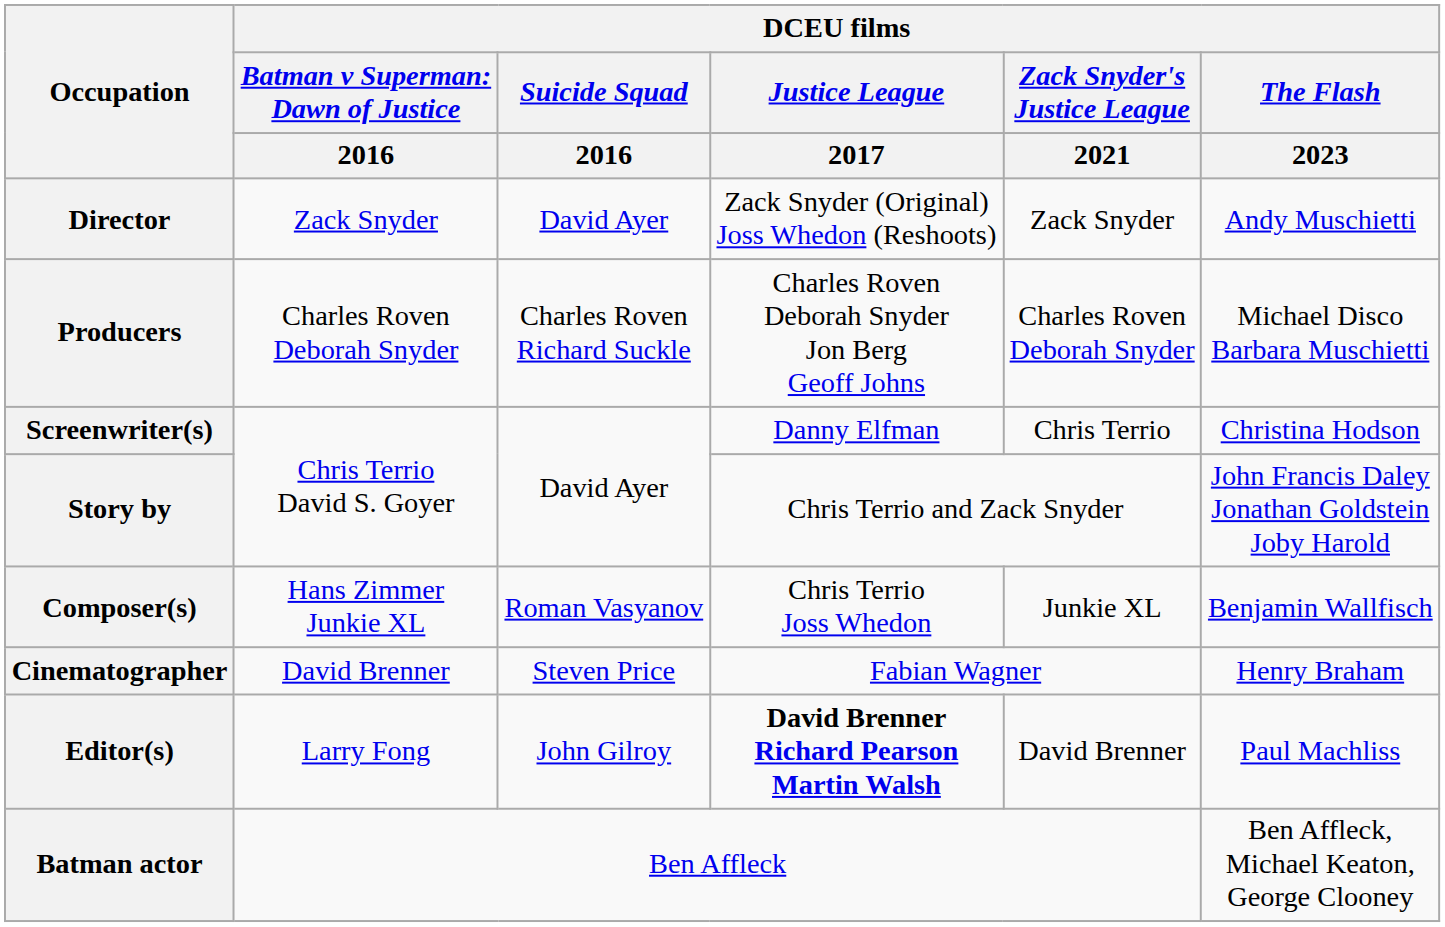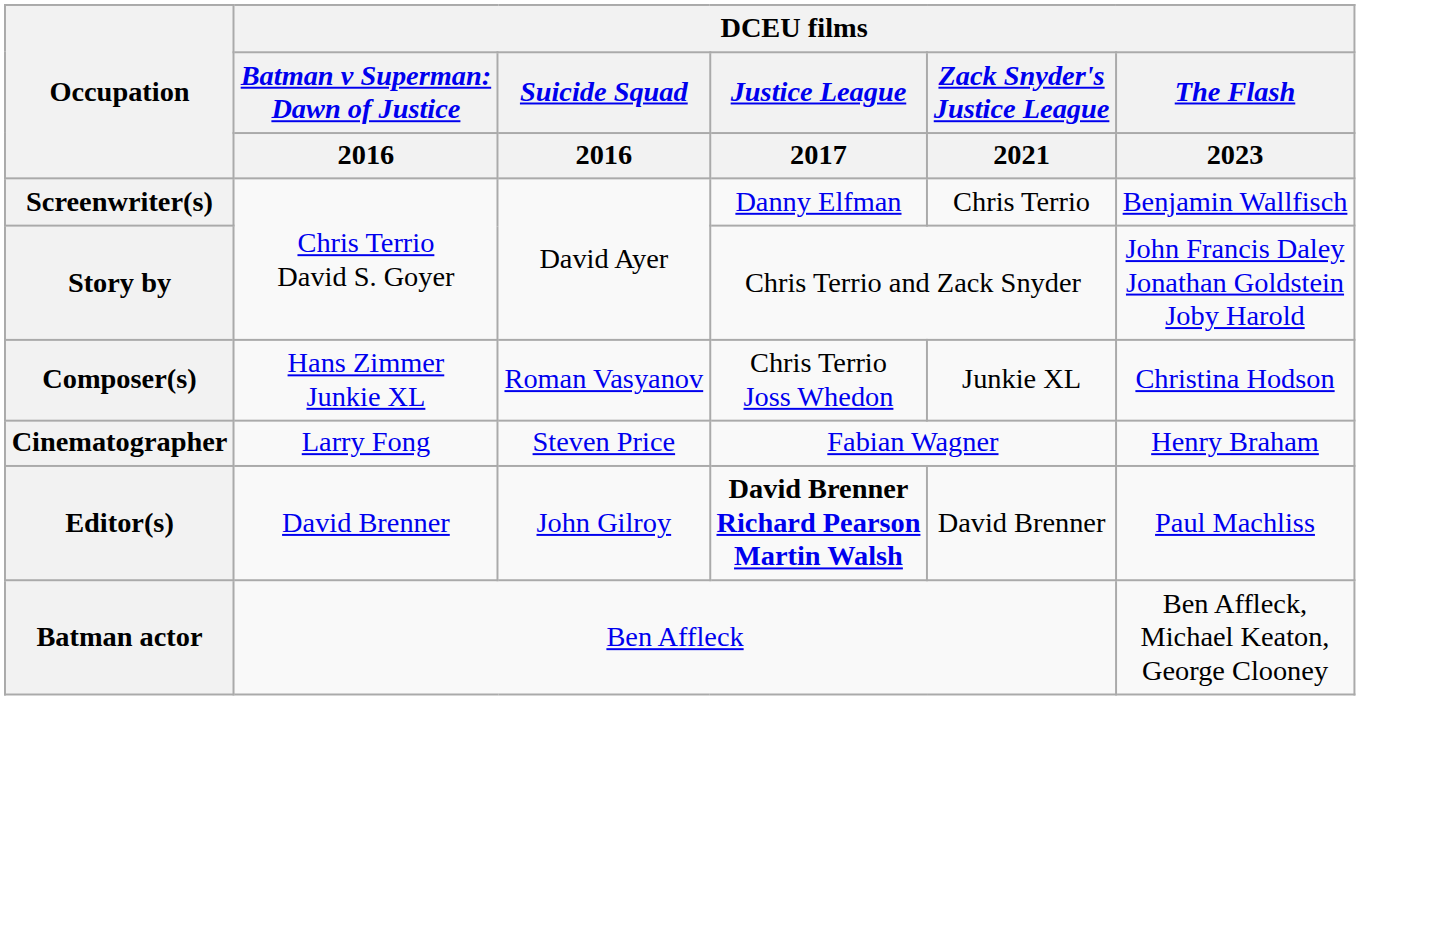- row: (120, 218)
- row: (120, 332)
(1320, 429) Christina Hodson -> (1235, 202) Benjamin Wallfisch
(1320, 606) Benjamin Wallfisch -> (1235, 379) Christina Hodson
(366, 670) David Brenner -> (366, 442) Larry Fong
(366, 750) Larry Fong -> (366, 523) David Brenner
